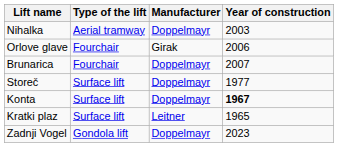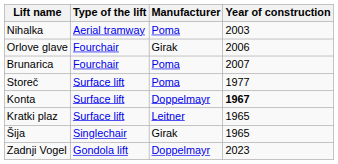(181, 30) Doppelmayr -> (166, 30) Poma
(181, 64) Doppelmayr -> (166, 64) Poma
(181, 82) Doppelmayr -> (166, 82) Poma
+ row: (16, 133)
